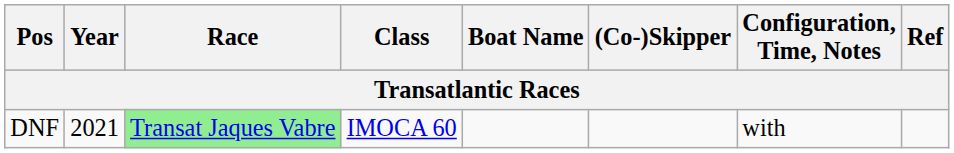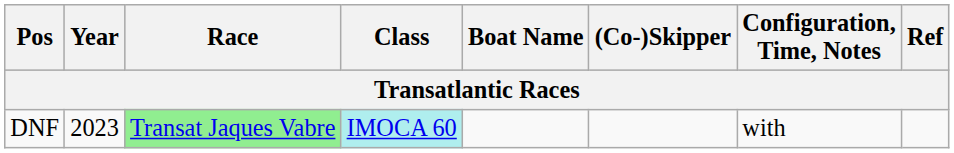(95, 128) 2021 -> (95, 128) 2023
(402, 128) no background -> (402, 128) paleturquoise background
